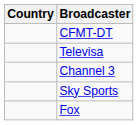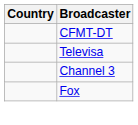- row: (89, 91)
